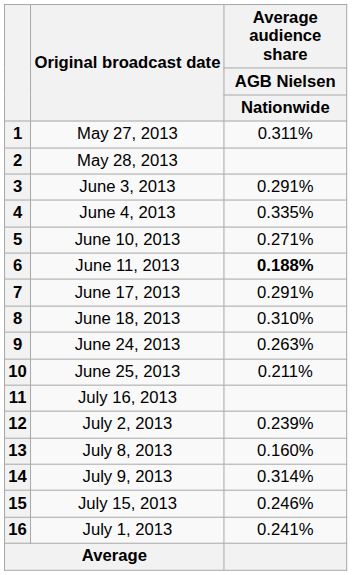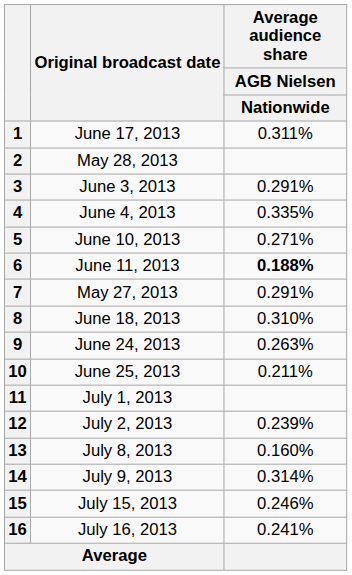(127, 134) May 27, 2013 -> (127, 134) June 17, 2013
(127, 292) June 17, 2013 -> (127, 292) May 27, 2013
(127, 398) July 16, 2013 -> (127, 398) July 1, 2013
(127, 530) July 1, 2013 -> (127, 530) July 16, 2013
